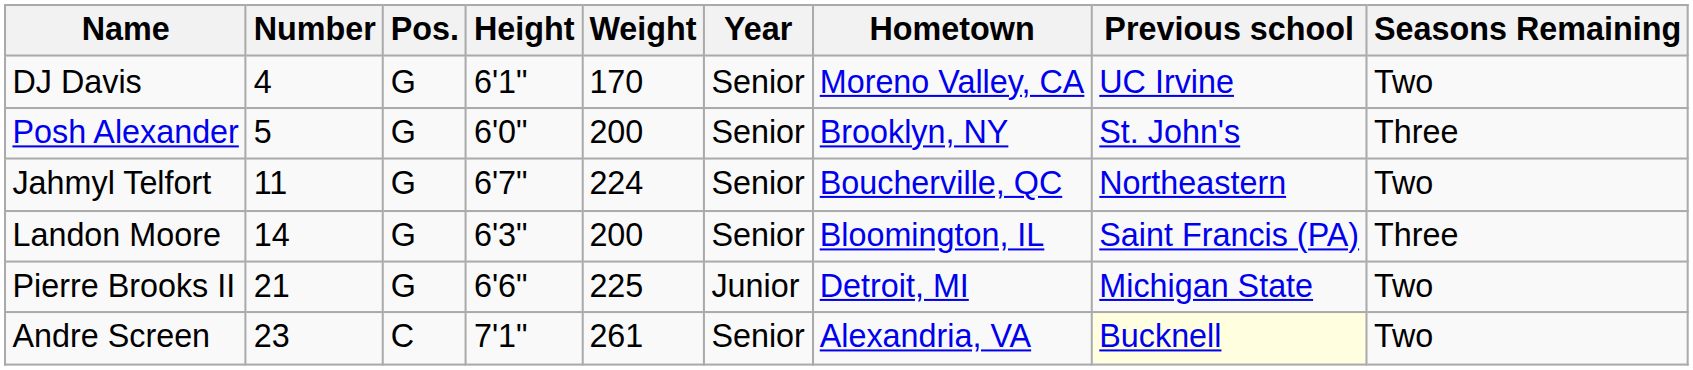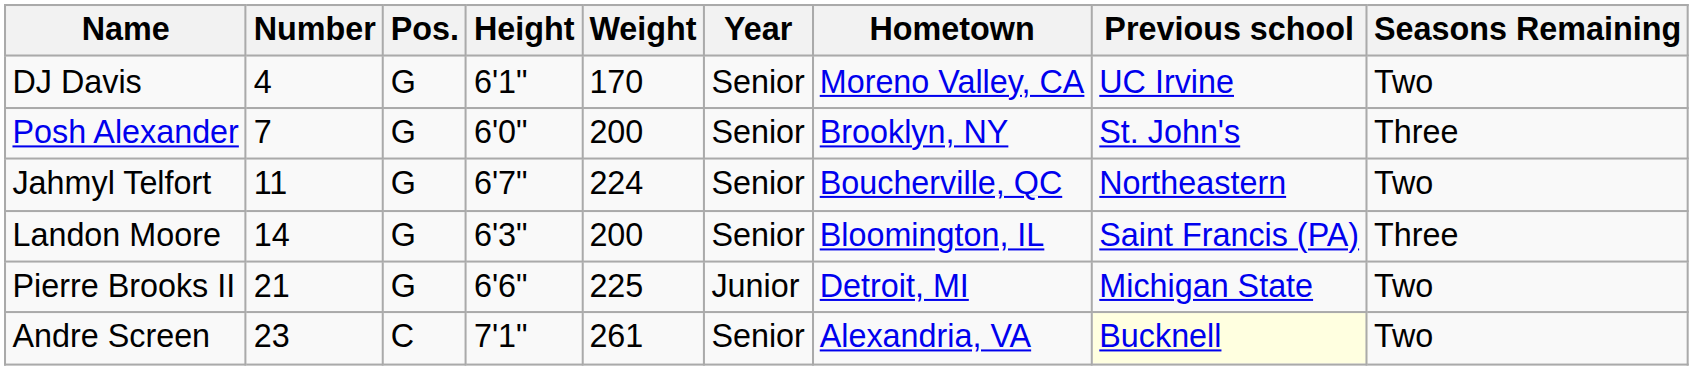(263, 132) 5 -> (263, 132) 7
